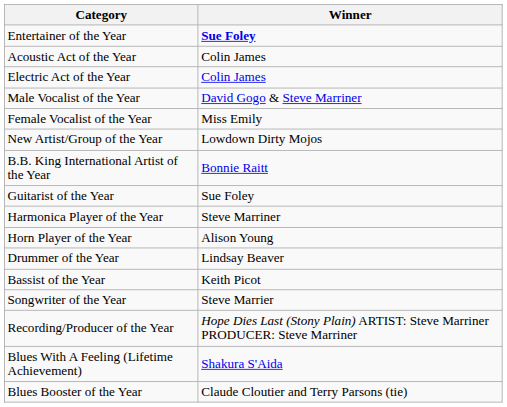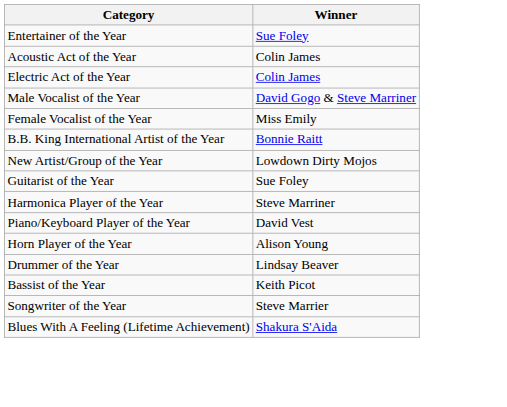(228, 35) bold -> (282, 35) normal
rows swapped: (93, 167) <-> (85, 139)
+ row: (99, 222)
- row: (91, 328)
- row: (75, 392)
